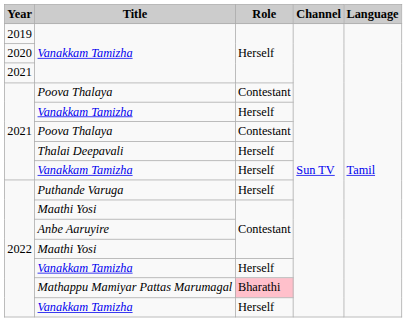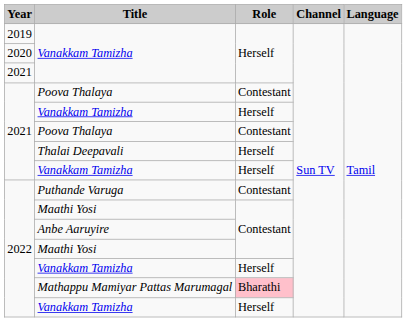(256, 190) Herself -> (264, 190) Contestant
